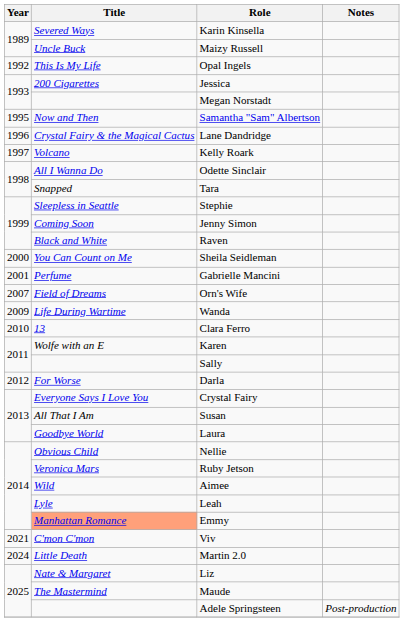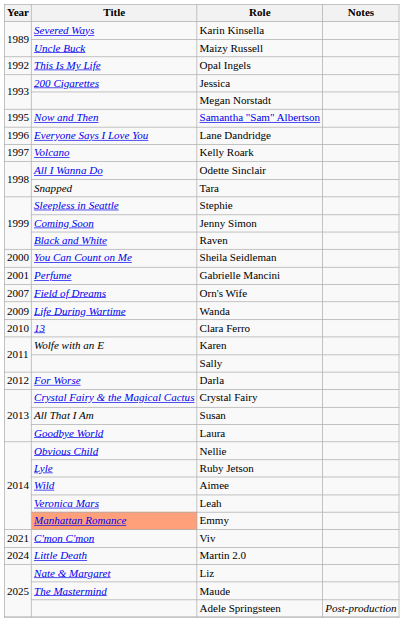(114, 135) Crystal Fairy & the Magical Cactus -> (91, 135) Everyone Says I Love You
(91, 398) Everyone Says I Love You -> (114, 398) Crystal Fairy & the Magical Cactus
(67, 468) Veronica Mars -> (43, 468) Lyle
(43, 503) Lyle -> (67, 503) Veronica Mars
